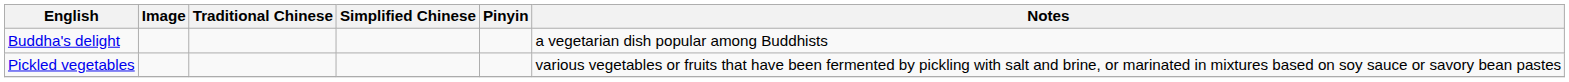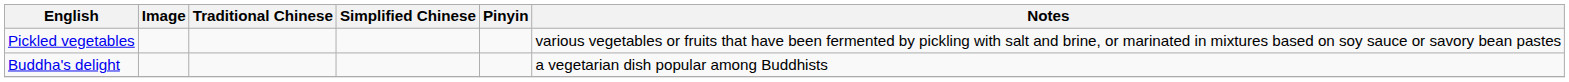rows swapped: (64, 40) <-> (71, 64)
